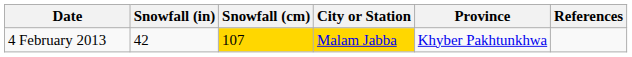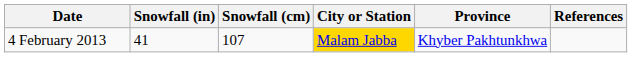(141, 39) 42 -> (141, 39) 41
(233, 39) gold background -> (233, 39) no background
